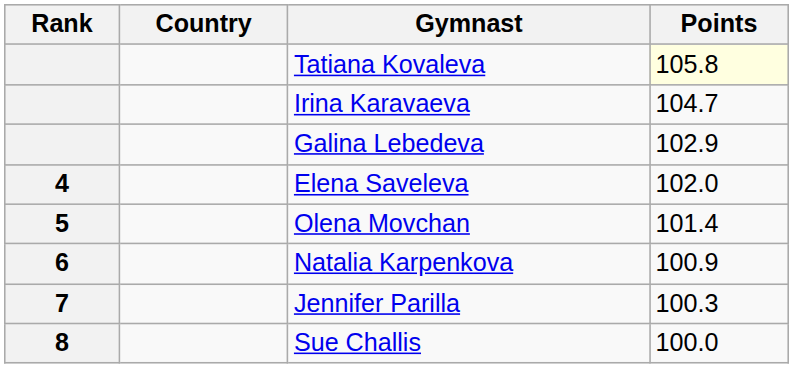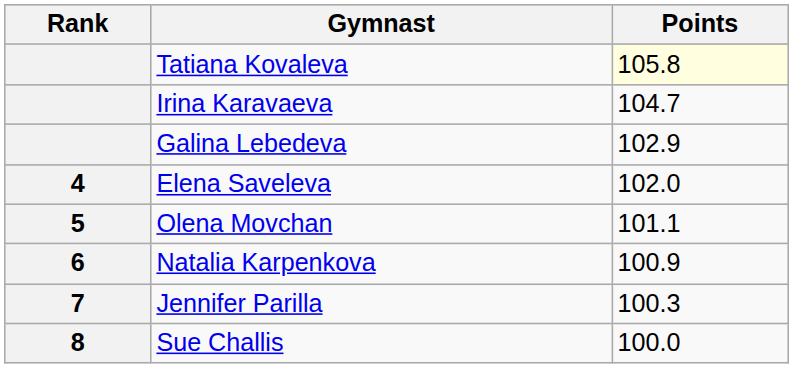- column: (204, 24)
(687, 223) 101.4 -> (649, 223) 101.1
